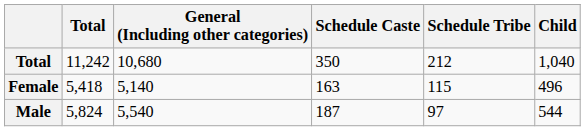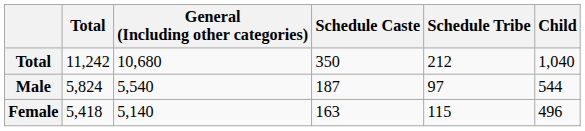rows swapped: (33, 112) <-> (33, 86)
